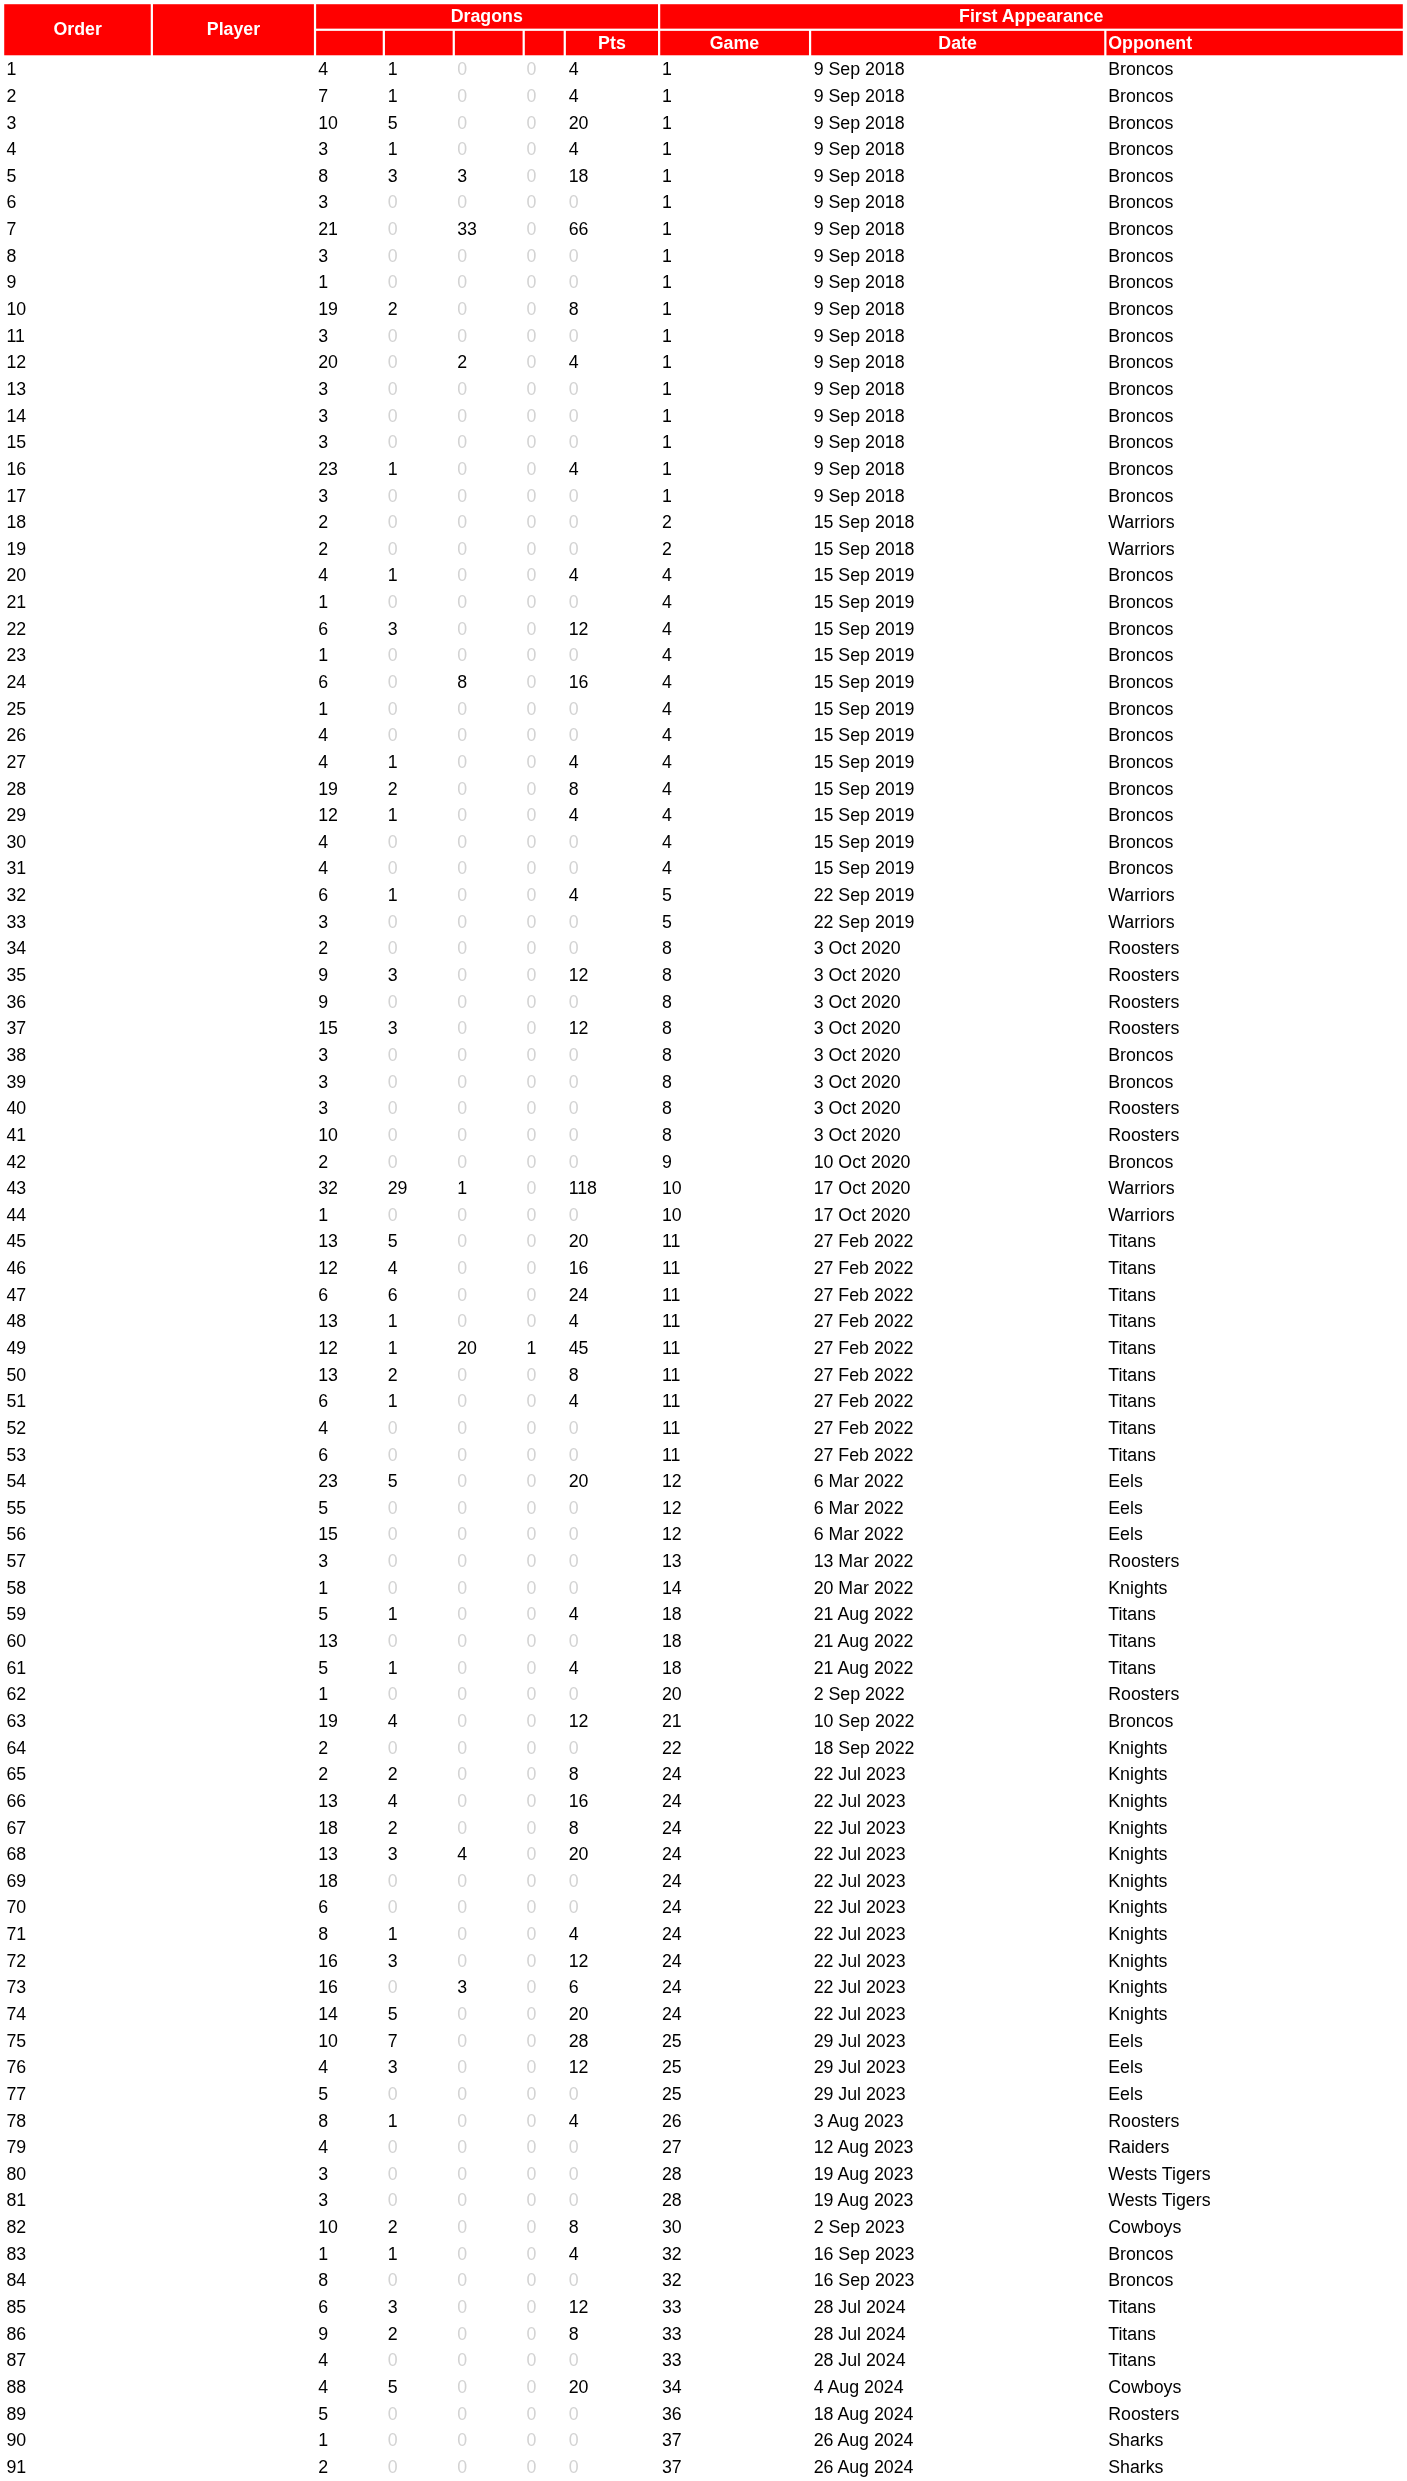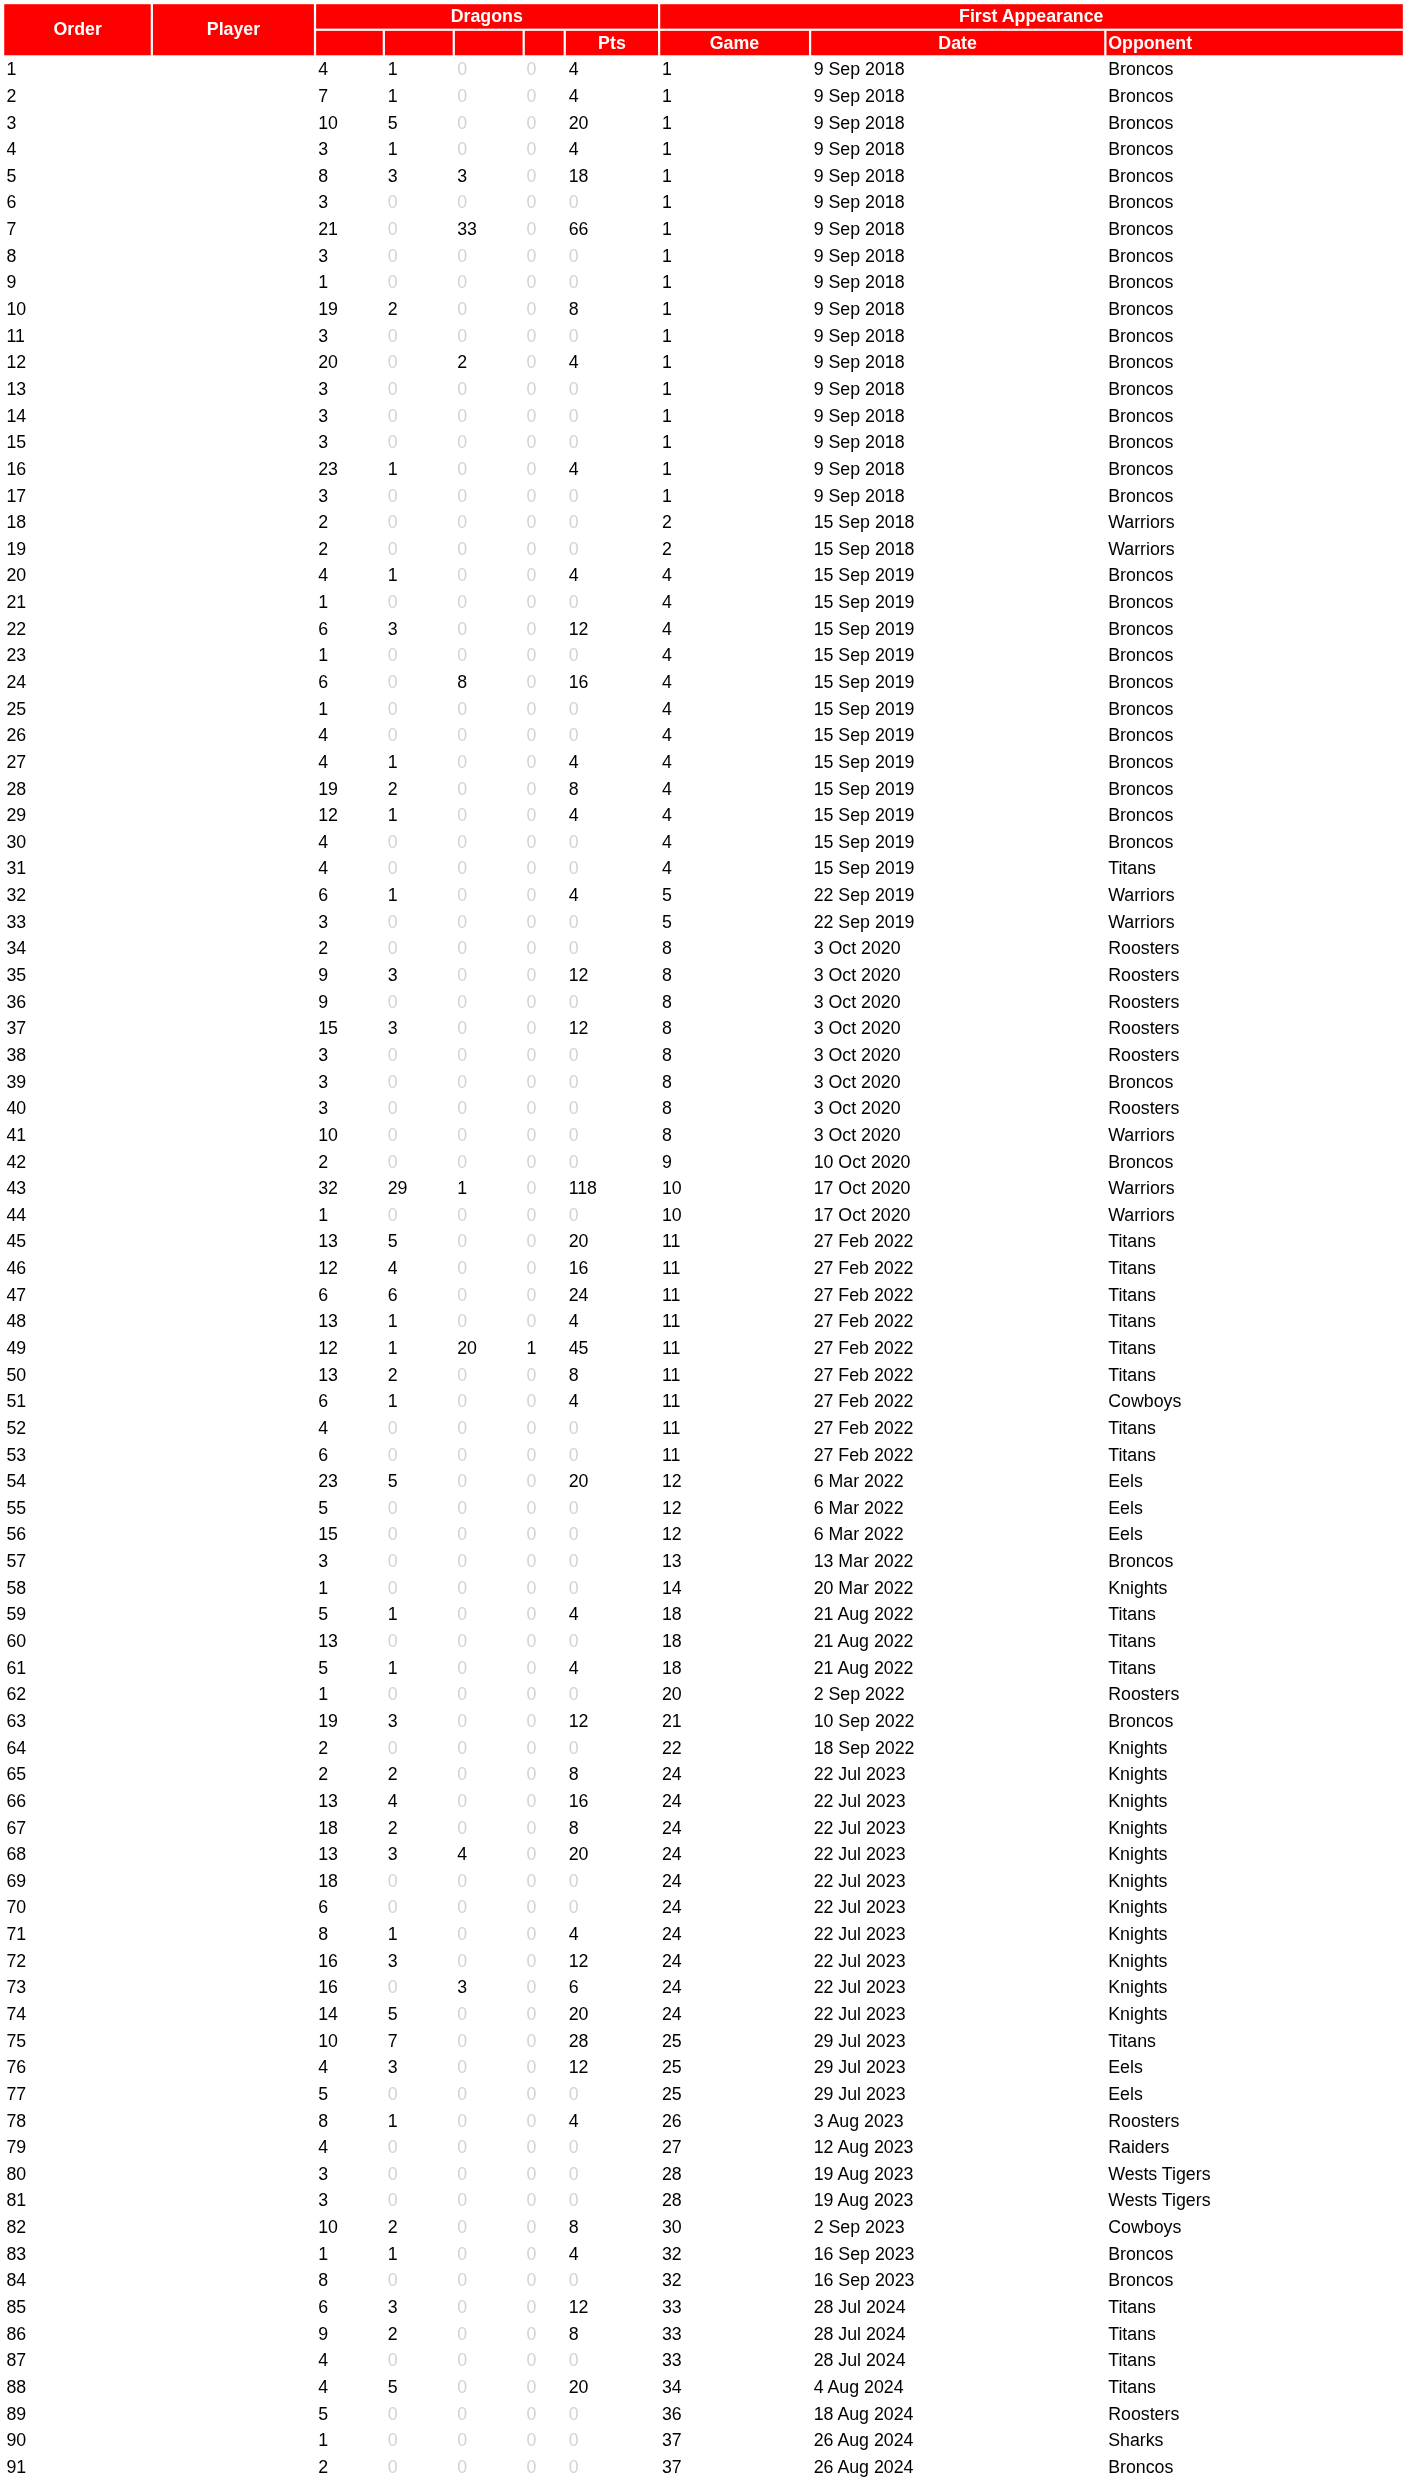(1141, 868) Broncos -> (1132, 868) Titans
(1141, 1055) Broncos -> (1144, 1055) Roosters
(1144, 1135) Roosters -> (1141, 1135) Warriors
(1132, 1401) Titans -> (1145, 1401) Cowboys
(1144, 1561) Roosters -> (1141, 1561) Broncos
(393, 1721) 4 -> (393, 1721) 3
(1125, 2041) Eels -> (1132, 2041) Titans
(1145, 2387) Cowboys -> (1132, 2387) Titans
(1136, 2467) Sharks -> (1141, 2467) Broncos
